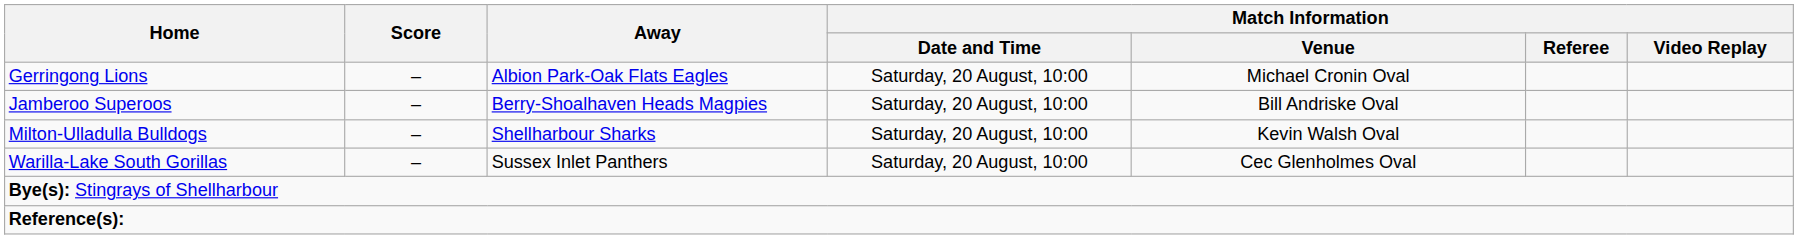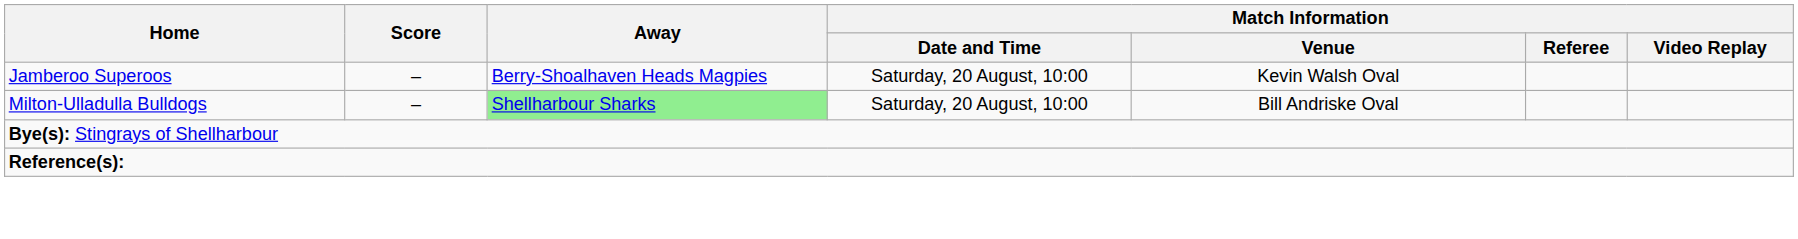- row: (78, 76)
(1328, 104) Bill Andriske Oval -> (1328, 76) Kevin Walsh Oval
(574, 133) no background -> (574, 104) lightgreen background
(1328, 133) Kevin Walsh Oval -> (1328, 104) Bill Andriske Oval
- row: (118, 162)
